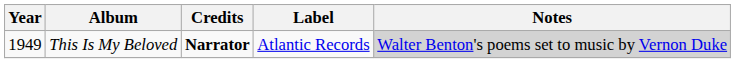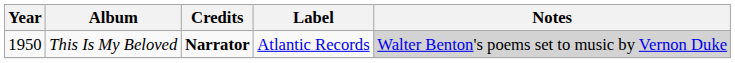(25, 44) 1949 -> (25, 44) 1950
